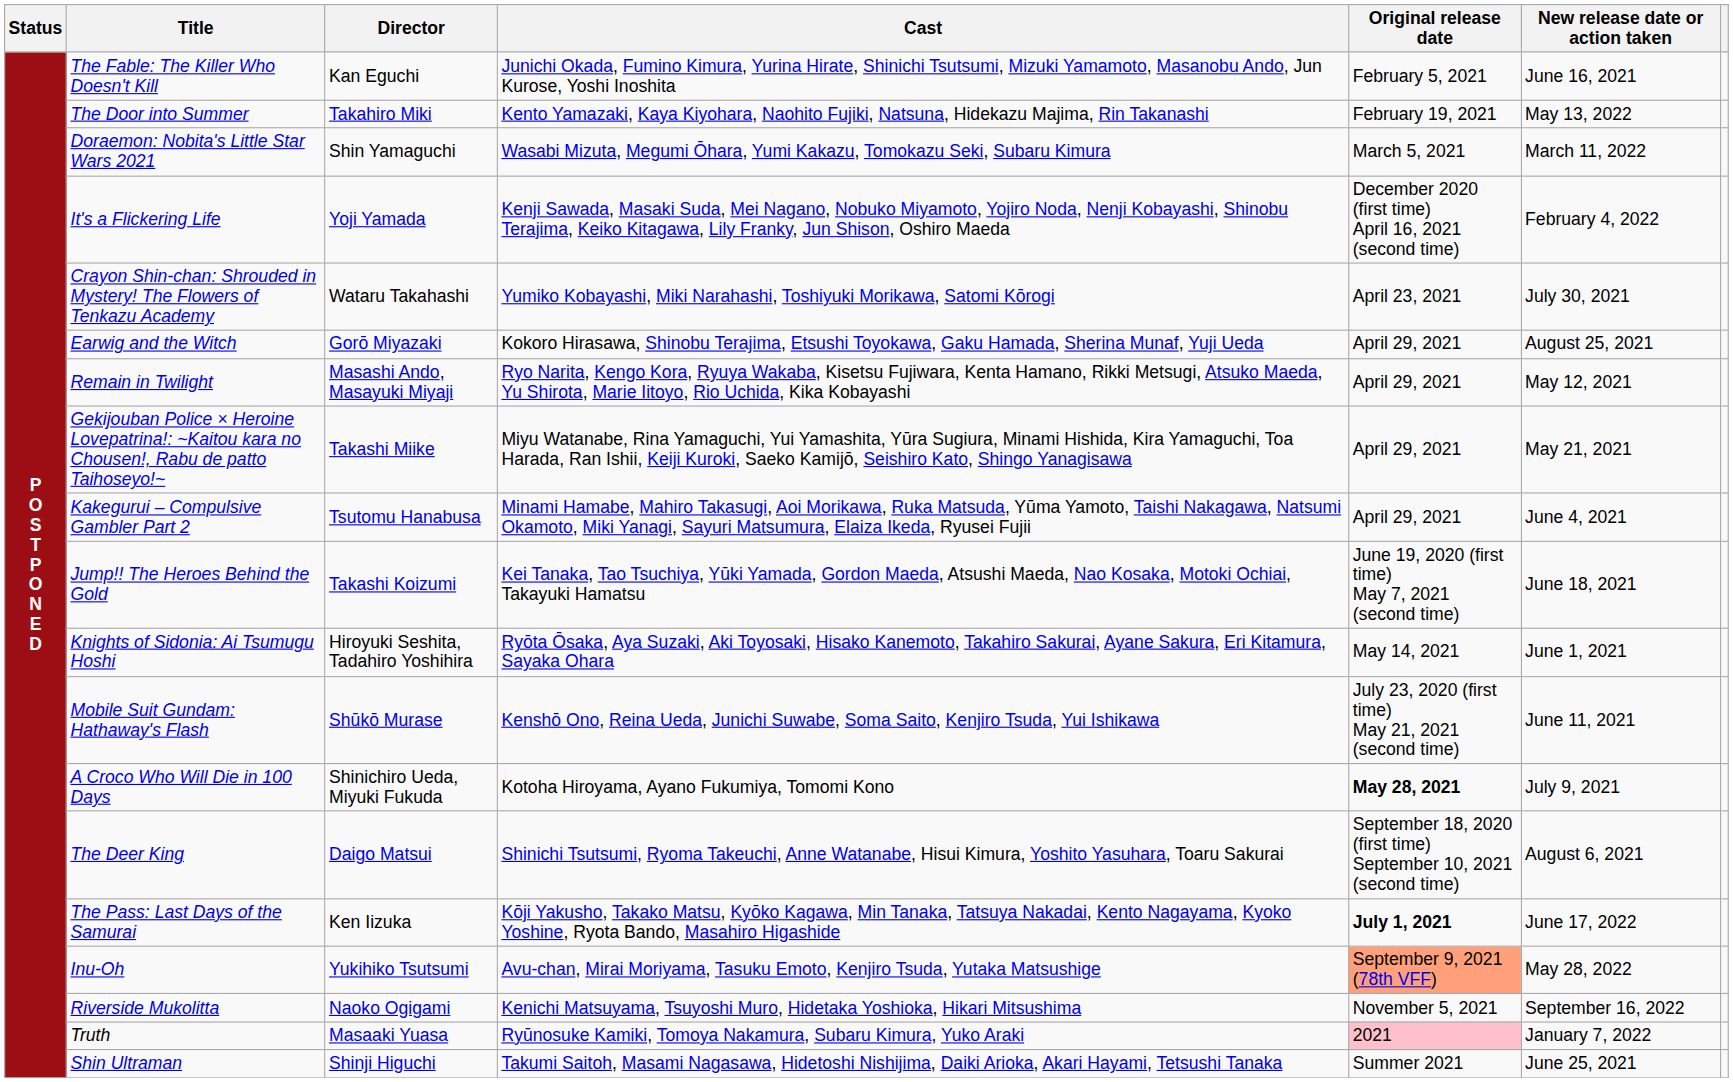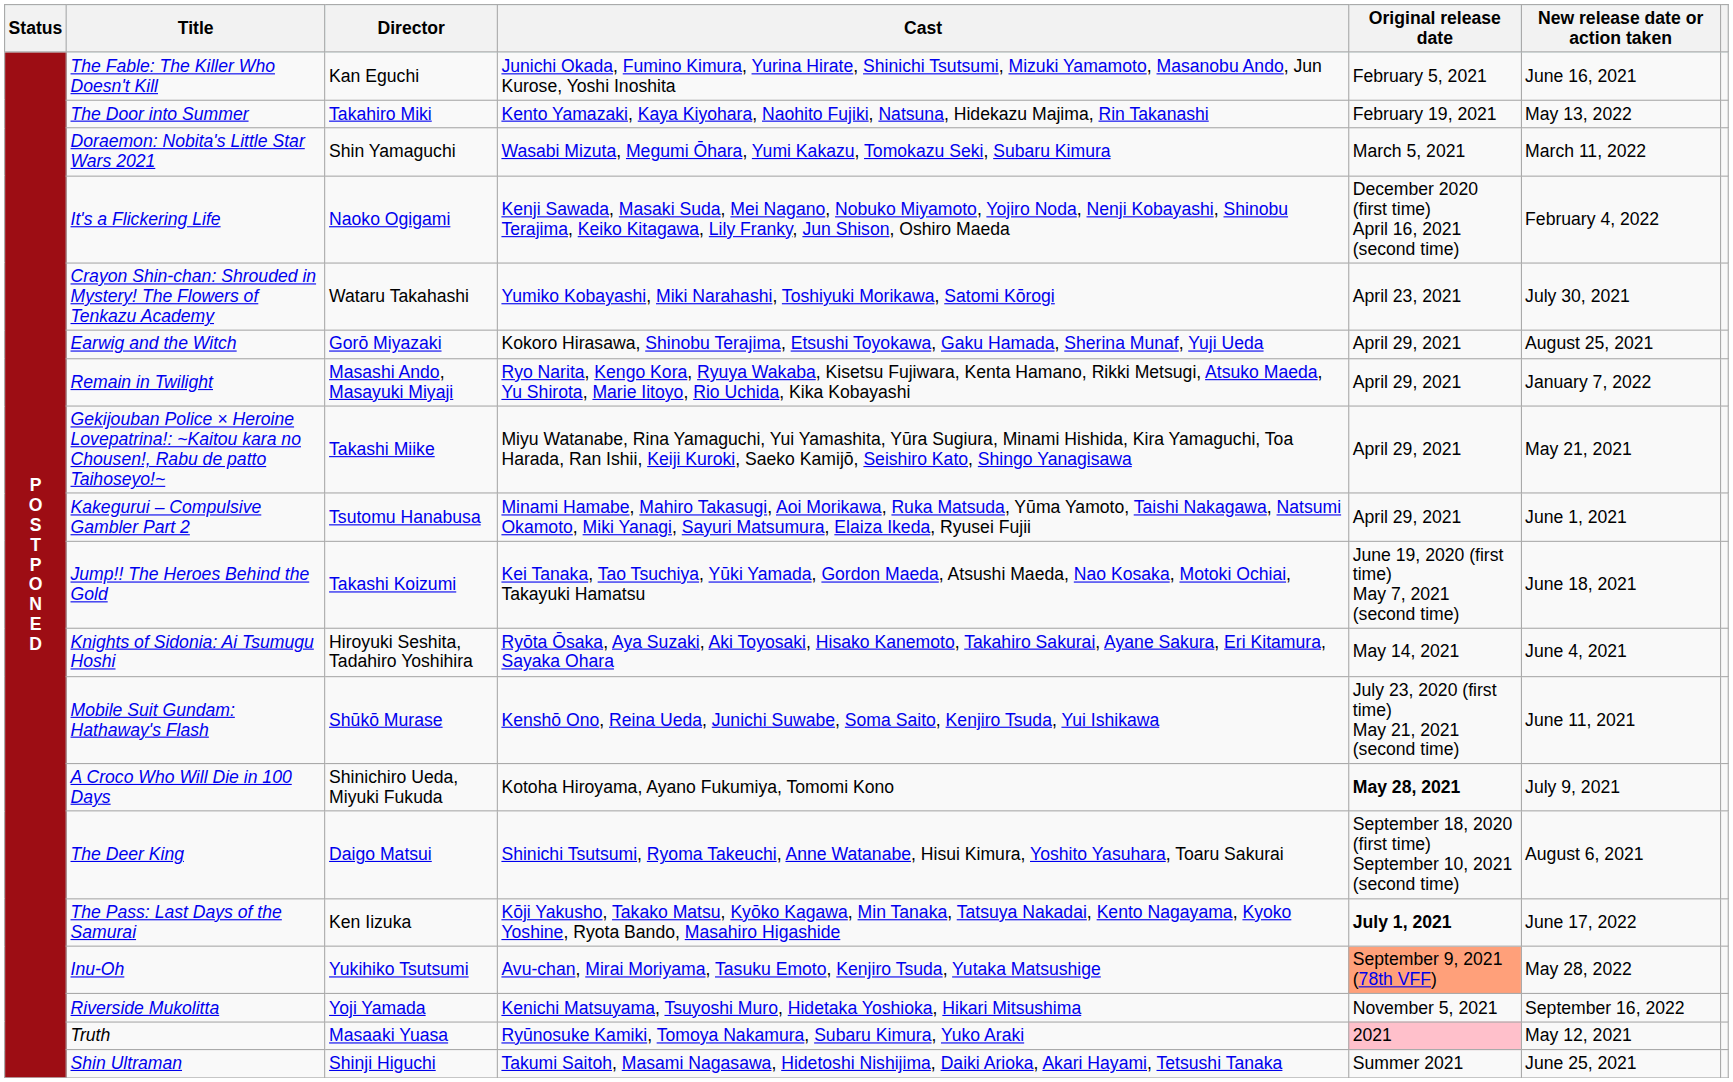(377, 219) Yoji Yamada -> (390, 219) Naoko Ogigami
(1578, 382) May 12, 2021 -> (1588, 382) January 7, 2022
(1576, 517) June 4, 2021 -> (1576, 517) June 1, 2021
(1576, 652) June 1, 2021 -> (1576, 652) June 4, 2021
(390, 1007) Naoko Ogigami -> (377, 1007) Yoji Yamada
(1588, 1035) January 7, 2022 -> (1578, 1035) May 12, 2021
